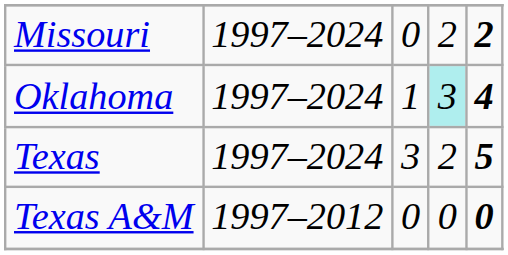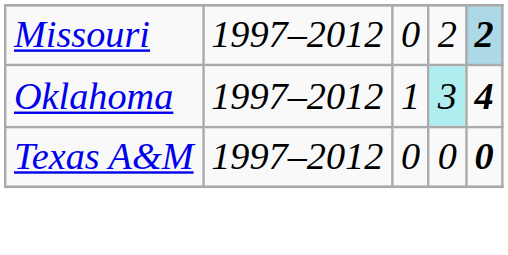(297, 34) 1997–2024 -> (297, 34) 1997–2012
(484, 34) no background -> (484, 34) lightblue background
(297, 95) 1997–2024 -> (297, 95) 1997–2012
- row: (57, 156)
